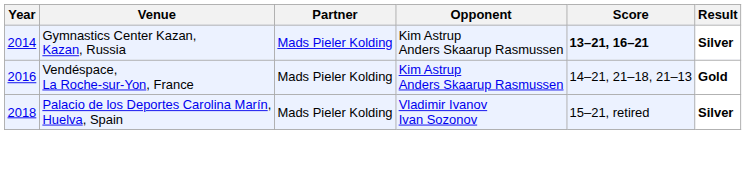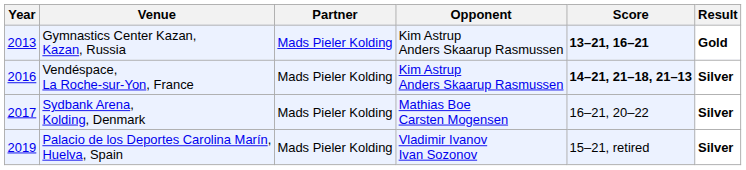(22, 43) 2014 -> (22, 43) 2013
(716, 43) Silver -> (713, 43) Gold
(631, 78) normal -> (631, 78) bold
(713, 78) Gold -> (716, 78) Silver
+ row: (94, 113)
(22, 113) 2018 -> (22, 147) 2019
